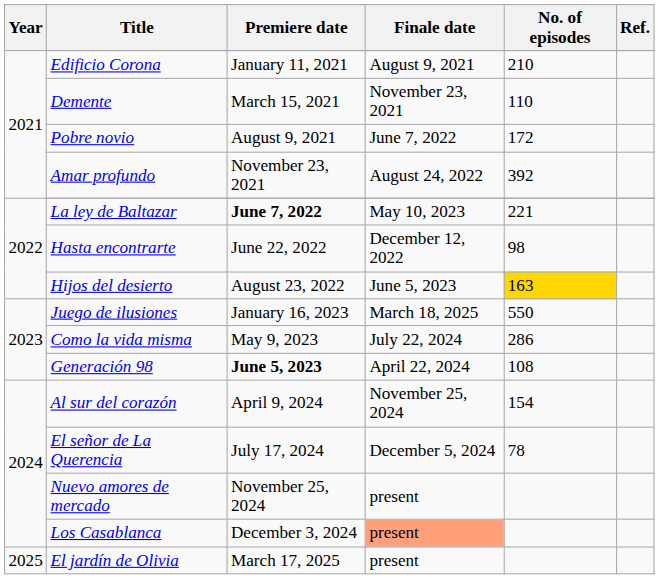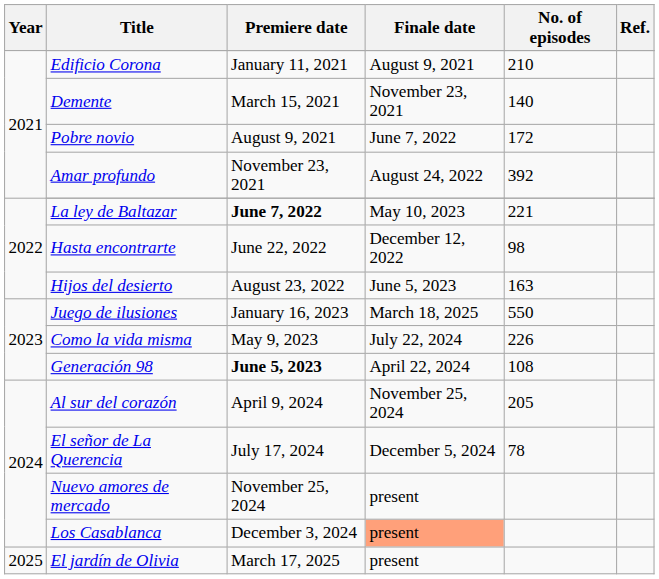(520, 101) 110 -> (521, 101) 140
(521, 285) gold background -> (521, 285) no background
(521, 339) 286 -> (521, 339) 226
(521, 403) 154 -> (521, 403) 205
